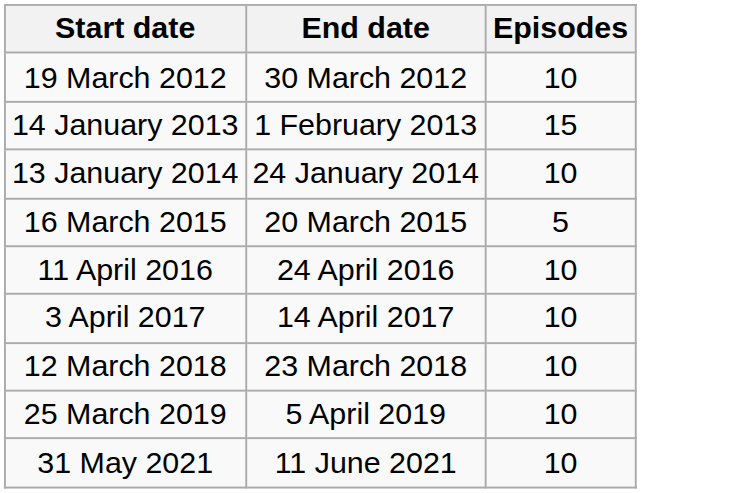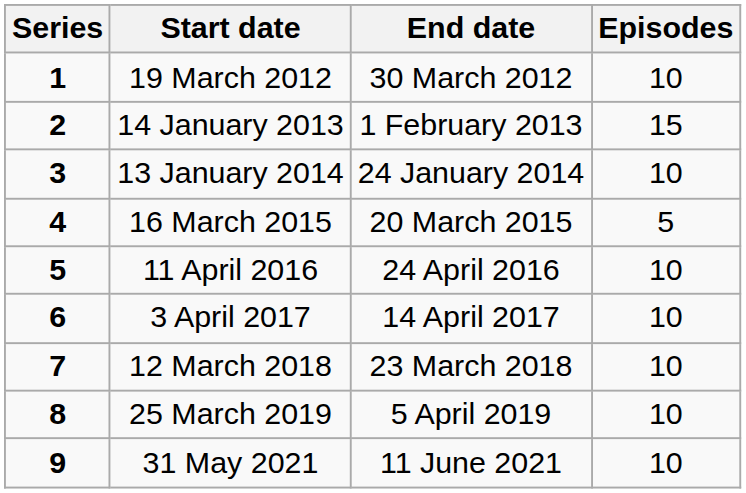+ column: (58, 28)
